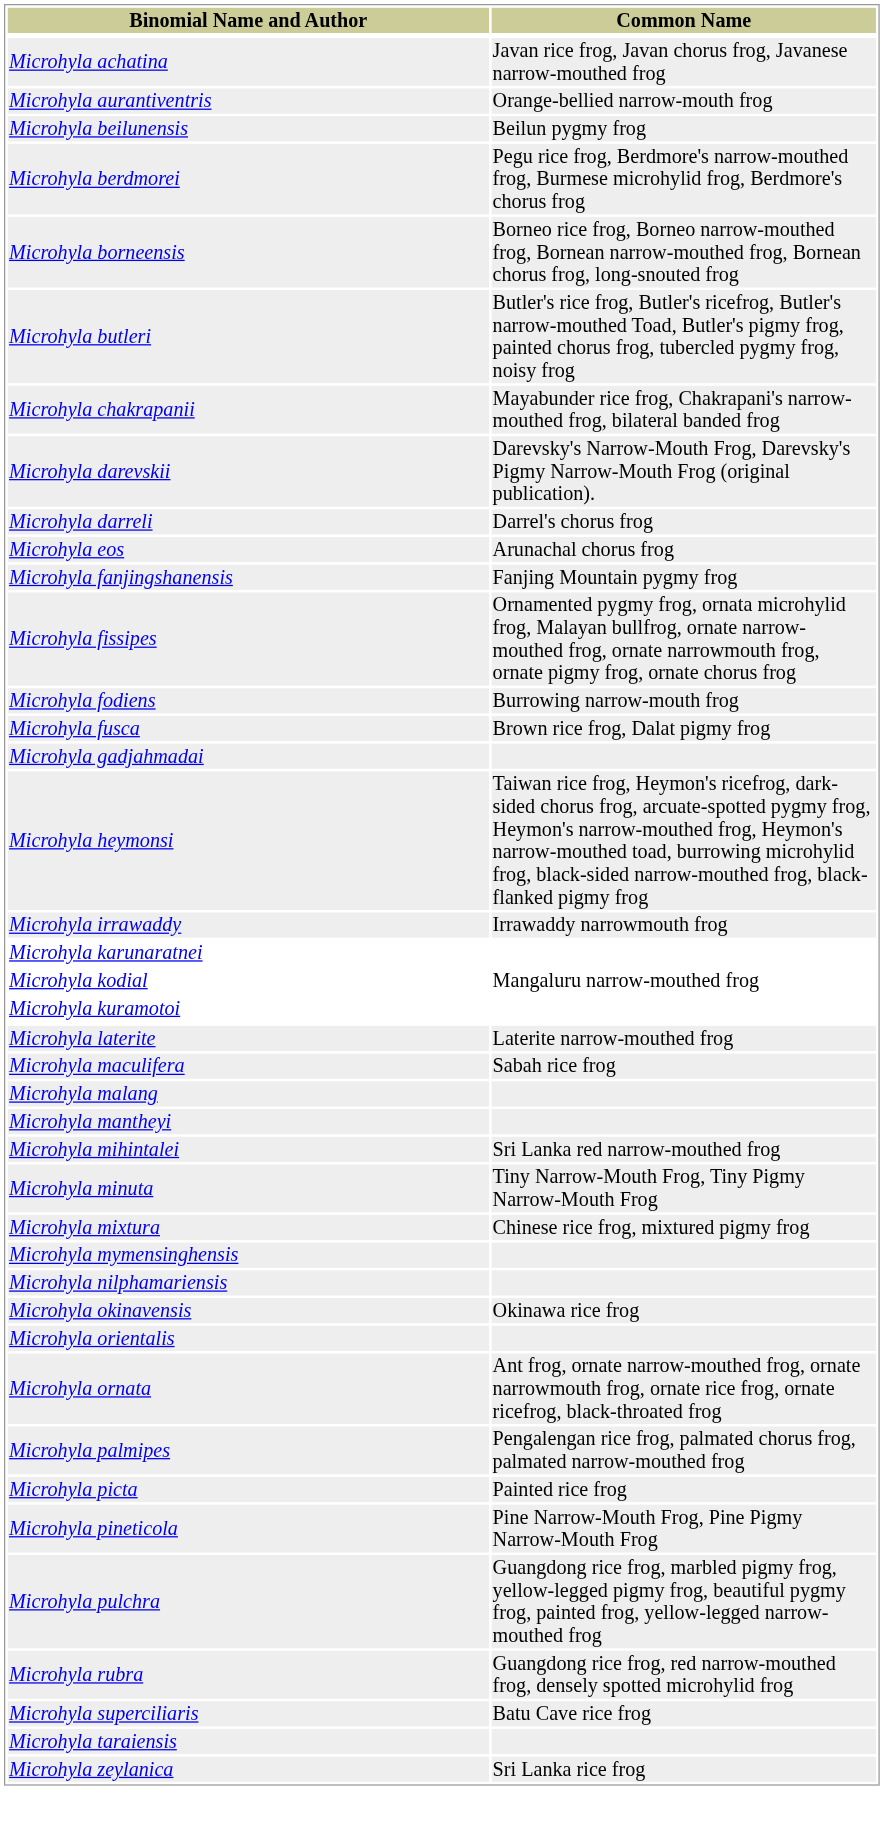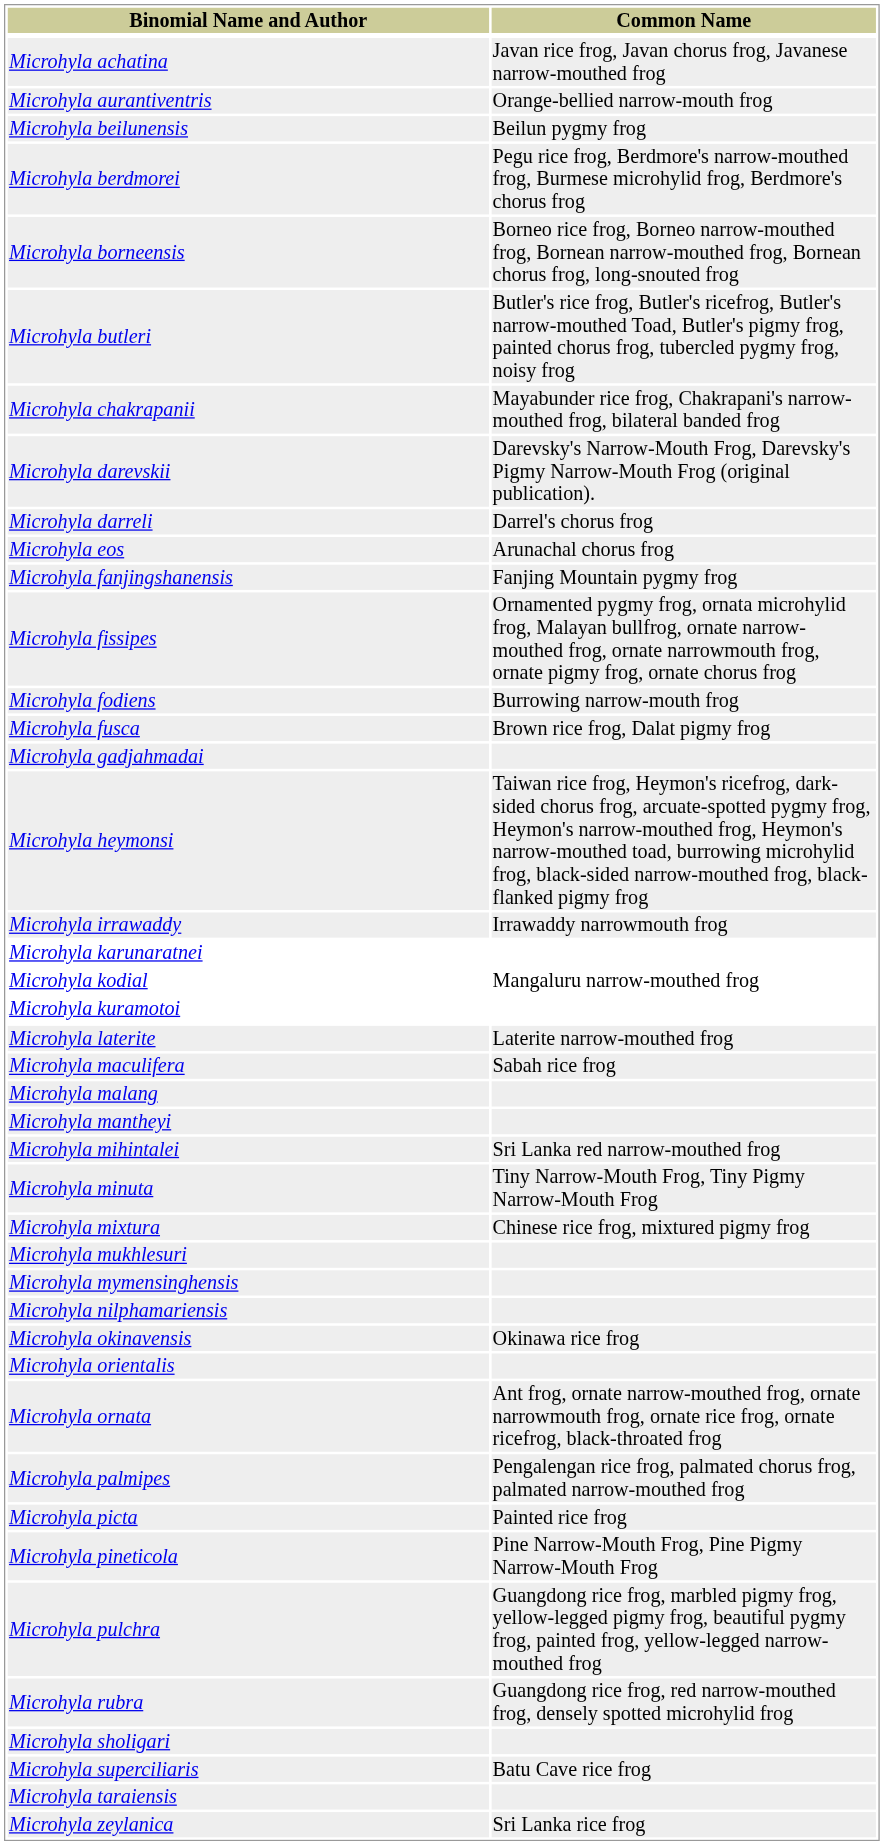+ row: (98, 1255)
+ row: (90, 1741)
